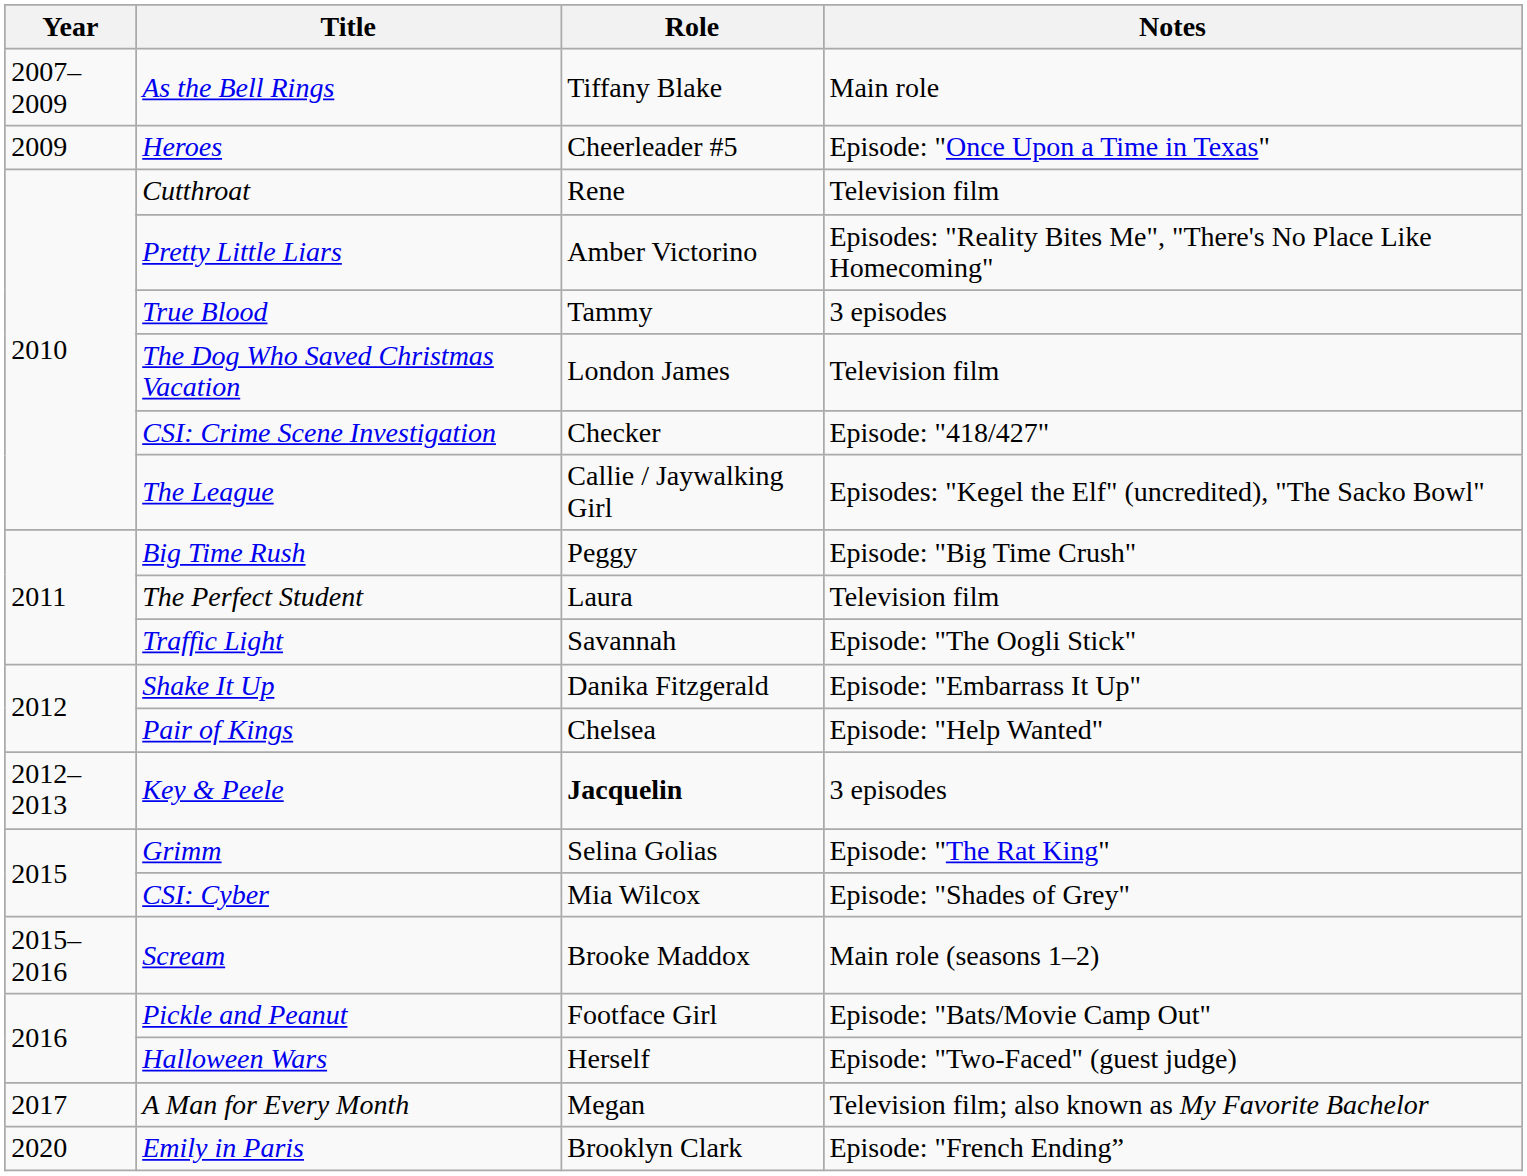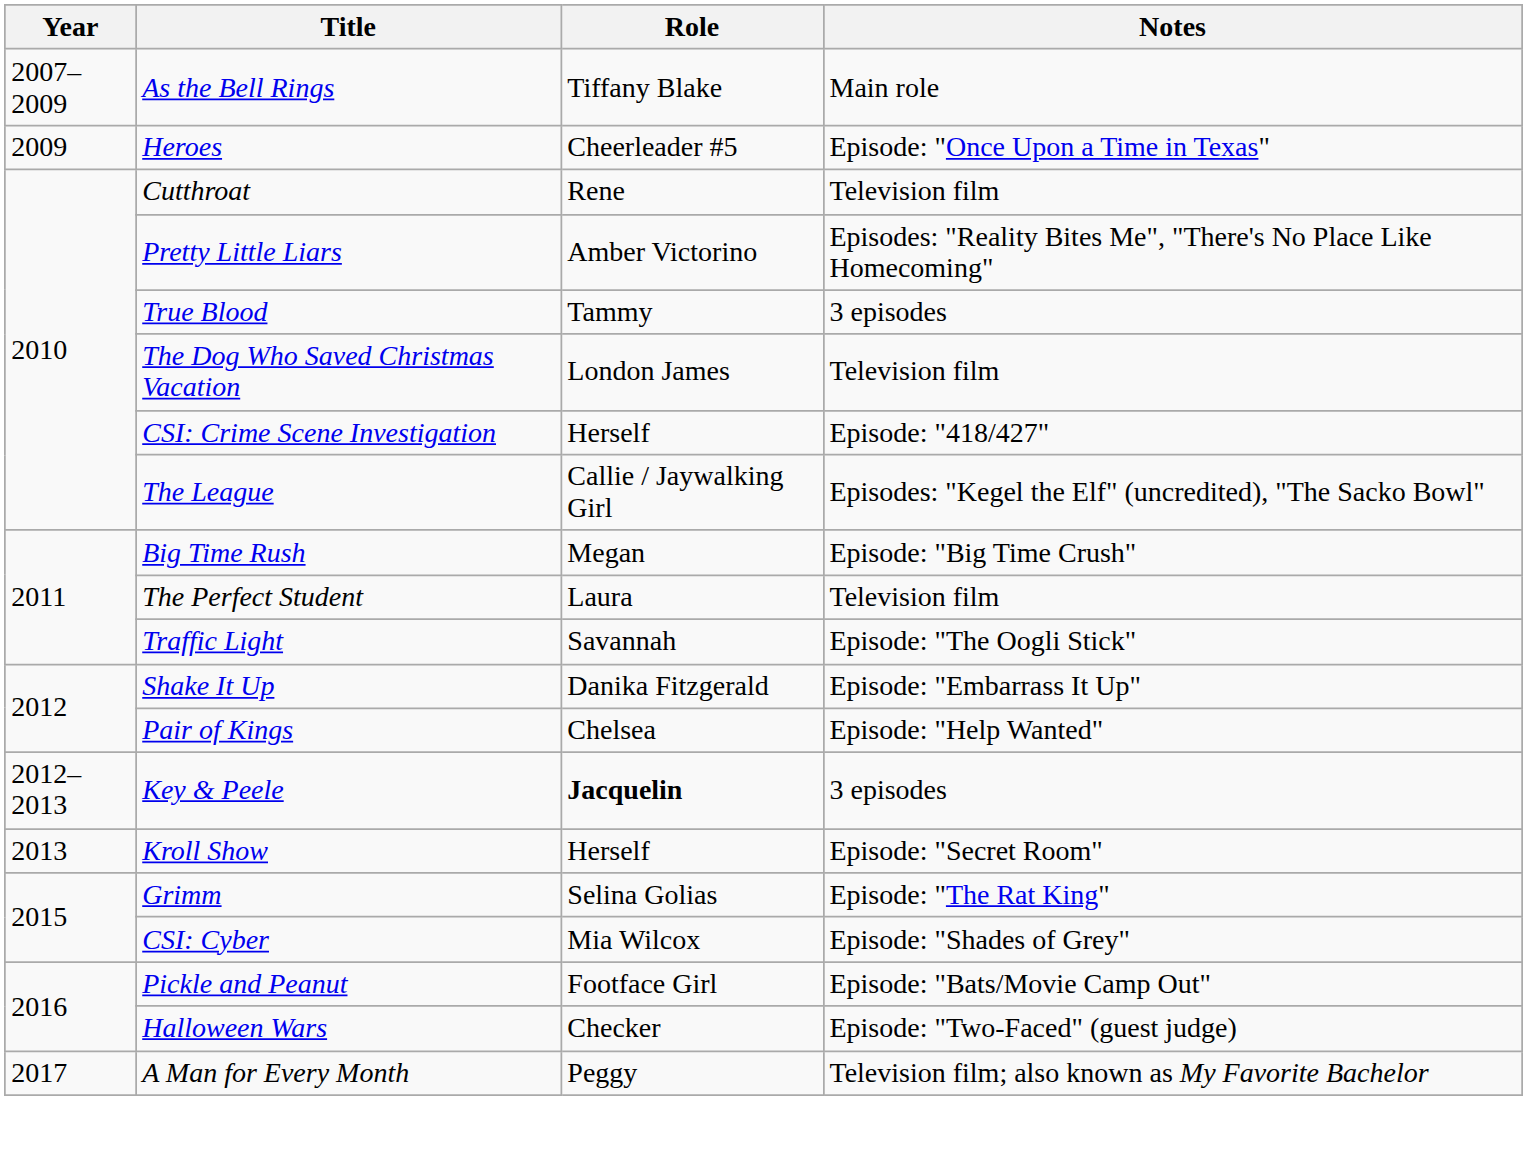(614, 432) Checker -> (609, 432) Herself
(602, 552) Peggy -> (606, 552) Megan
+ row: (205, 850)
- row: (184, 954)
(609, 1059) Herself -> (614, 1027) Checker
(606, 1103) Megan -> (602, 1072) Peggy
- row: (223, 1148)
